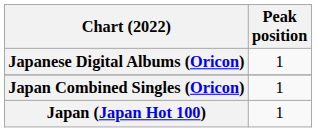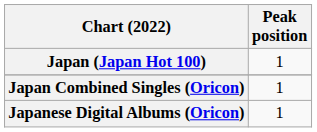rows swapped: (126, 113) <-> (126, 61)
